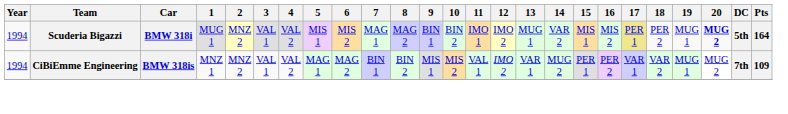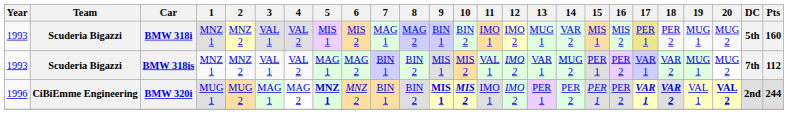(17, 35) 1994 -> (17, 35) 1993
(211, 35) MUG 1 -> (211, 35) MNZ 1
(716, 35) bold -> (727, 35) normal
(761, 35) 164 -> (773, 35) 160
(17, 64) 1994 -> (17, 64) 1993
(85, 64) CiBiEmme Engineering -> (85, 64) Scuderia Bigazzi
(761, 64) 109 -> (773, 64) 112
+ row: (168, 94)
